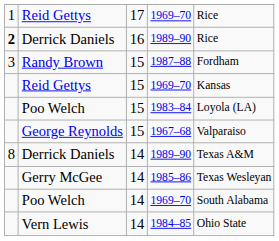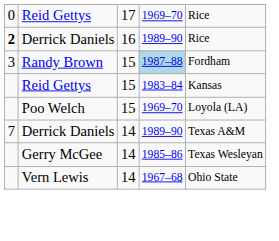(11, 16) 1 -> (11, 16) 0
(171, 62) no background -> (162, 62) lightblue background
(171, 85) 1969–70 -> (162, 85) 1983–84
(171, 108) 1983–84 -> (162, 108) 1969–70
- row: (72, 131)
(11, 154) 8 -> (11, 131) 7
- row: (53, 200)
(171, 223) 1984–85 -> (162, 177) 1967–68
